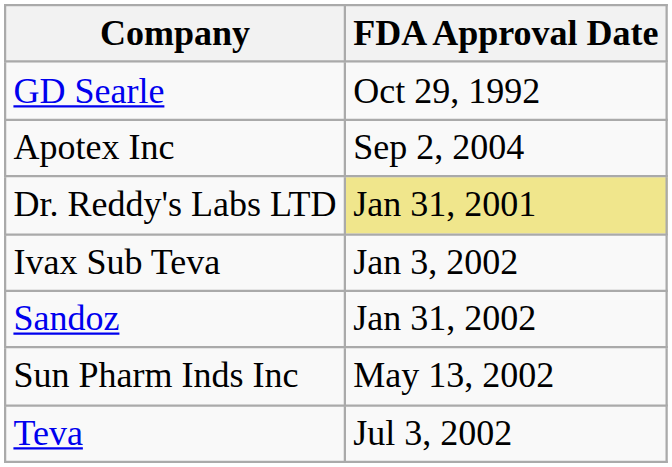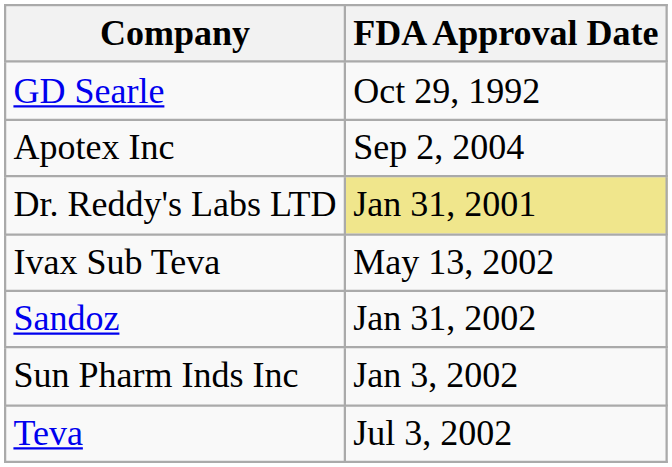(436, 261) Jan 3, 2002 -> (454, 261) May 13, 2002
(454, 375) May 13, 2002 -> (436, 375) Jan 3, 2002
